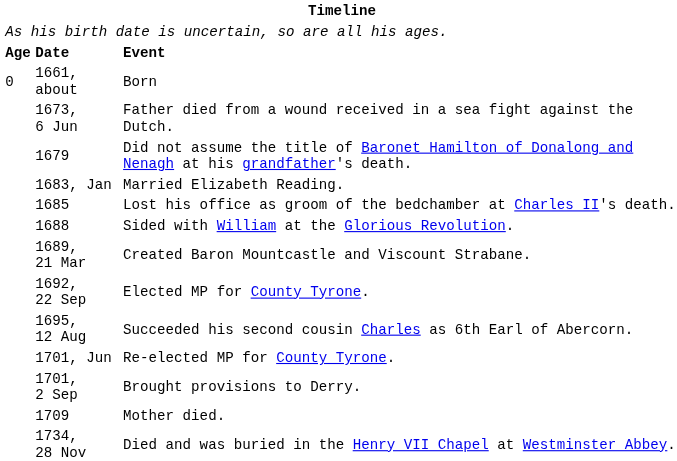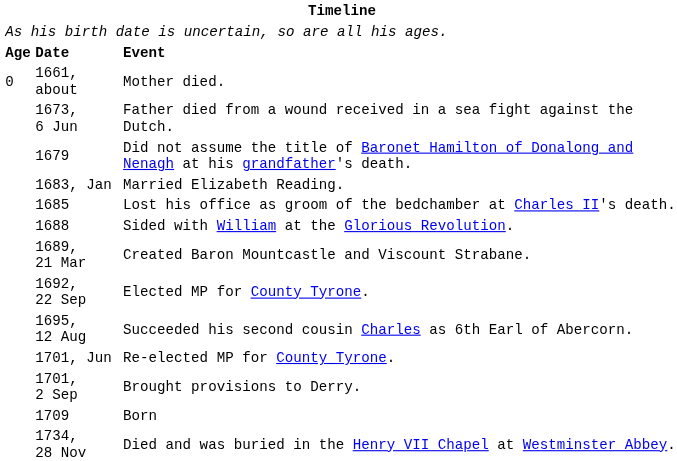(140, 82) Born -> (174, 82) Mother died.
(174, 416) Mother died. -> (140, 416) Born
